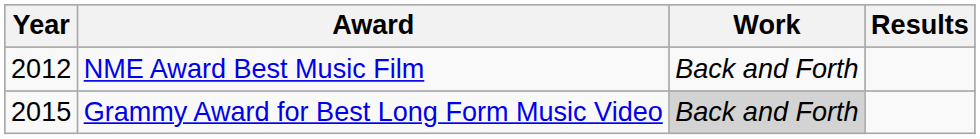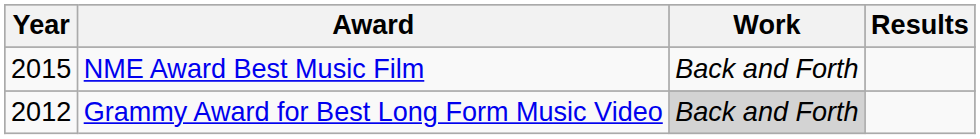(41, 68) 2012 -> (41, 68) 2015
(41, 111) 2015 -> (41, 111) 2012
